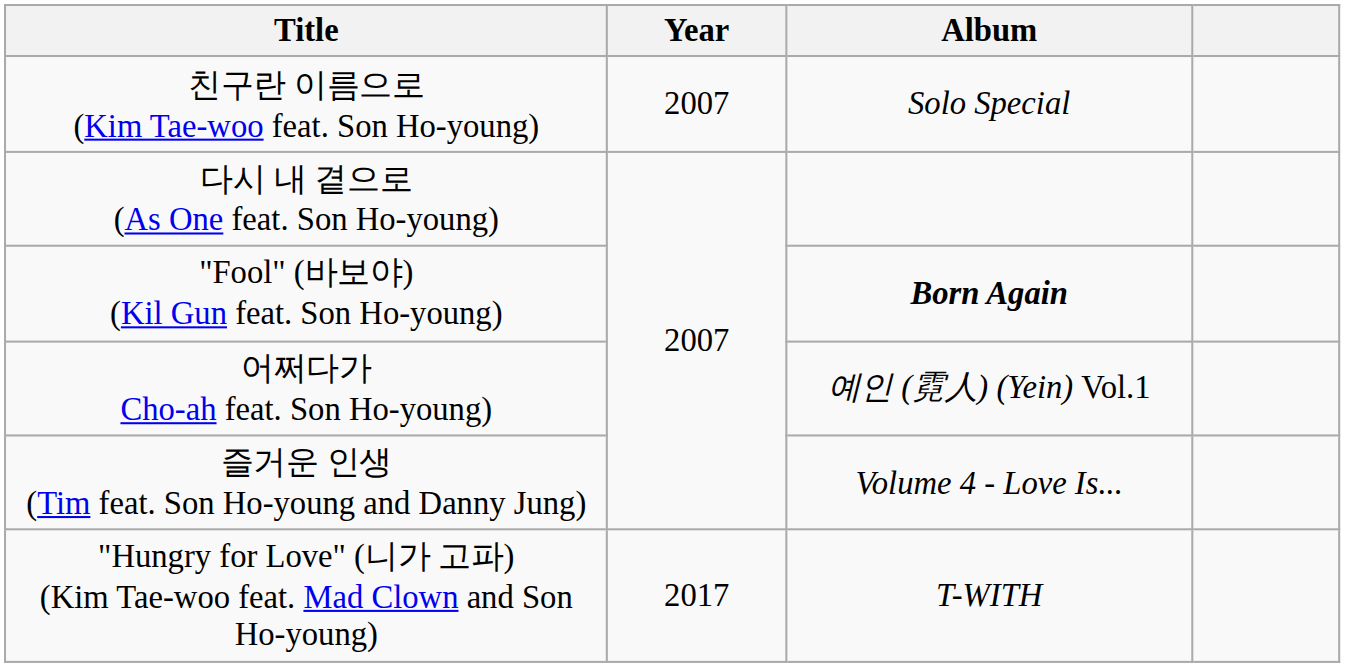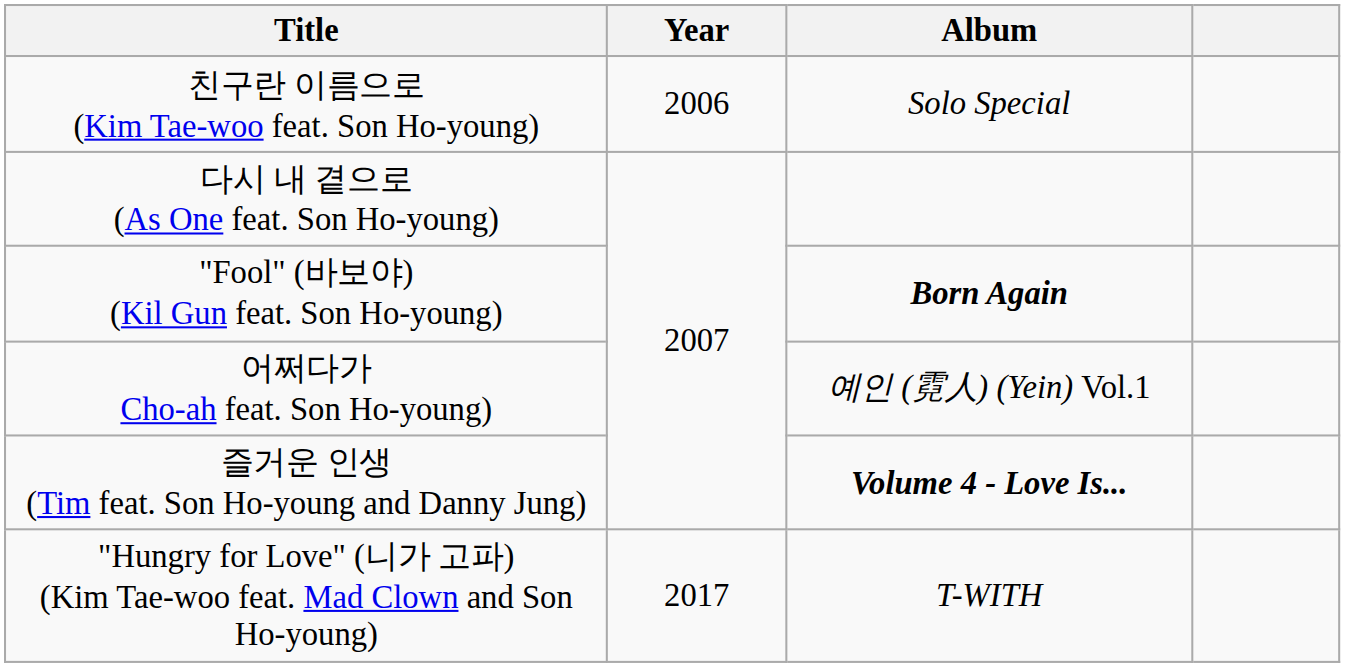(697, 103) 2007 -> (697, 103) 2006
(989, 481) normal -> (989, 481) bold
